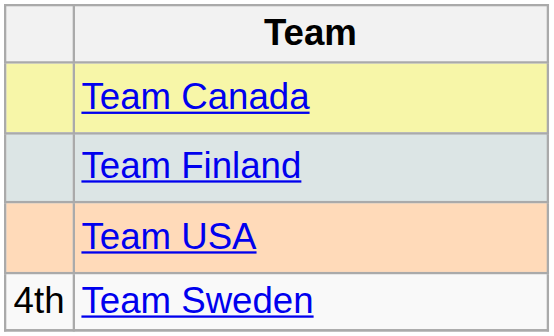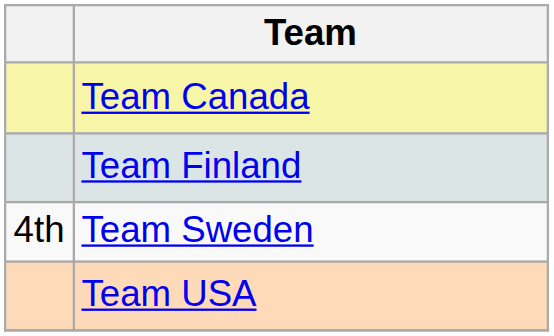rows swapped: (169, 236) <-> (198, 300)
